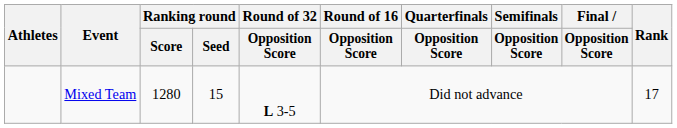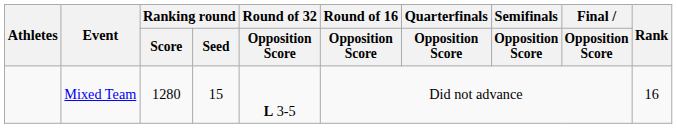(652, 95) 17 -> (652, 95) 16
